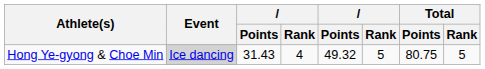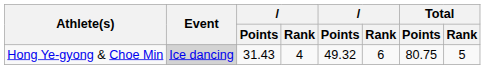(381, 54) 5 -> (381, 54) 6
